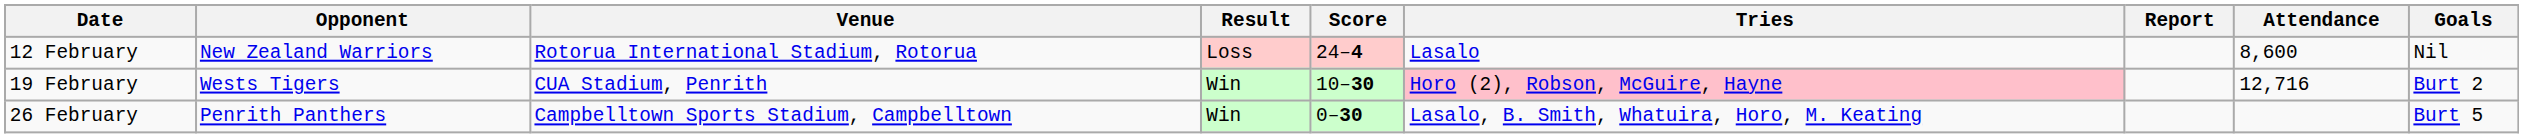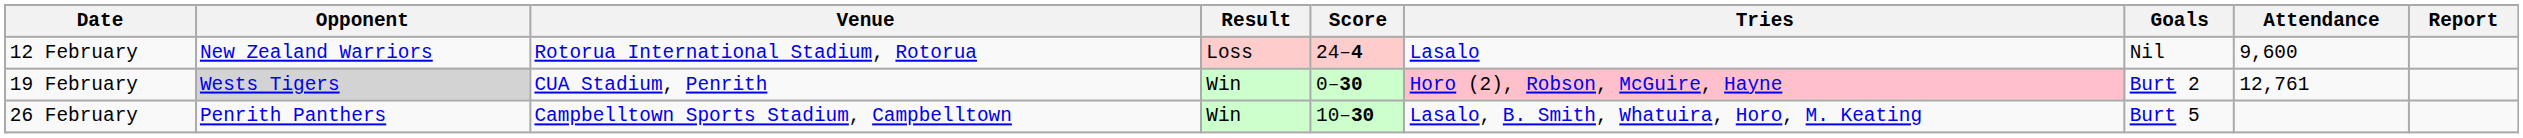columns swapped: (2463, 21) <-> (2180, 21)
(2269, 52) 8,600 -> (2269, 52) 9,600
(270, 84) no background -> (270, 84) lightgrey background
(1345, 84) 10–30 -> (1339, 84) 0–30
(2274, 84) 12,716 -> (2274, 84) 12,761
(1339, 115) 0–30 -> (1345, 115) 10–30
